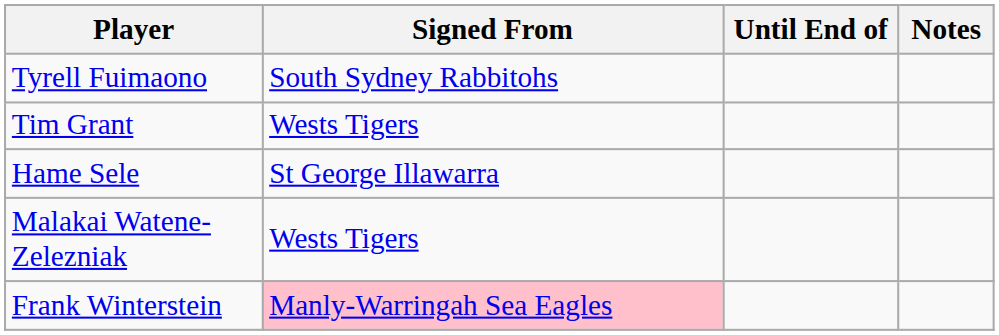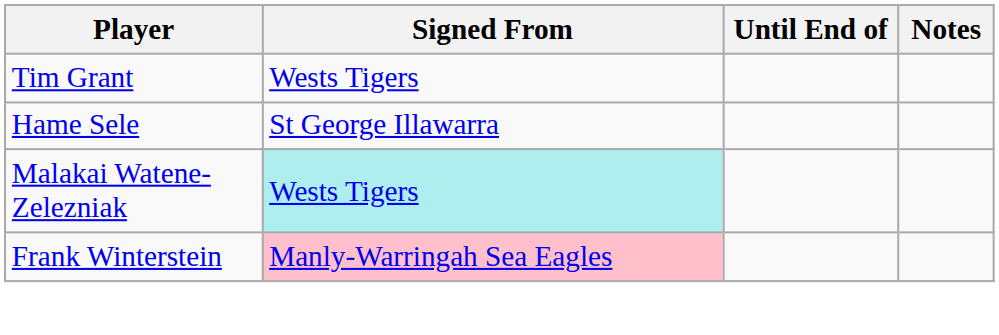- row: (109, 77)
(344, 239) no background -> (344, 190) paleturquoise background
